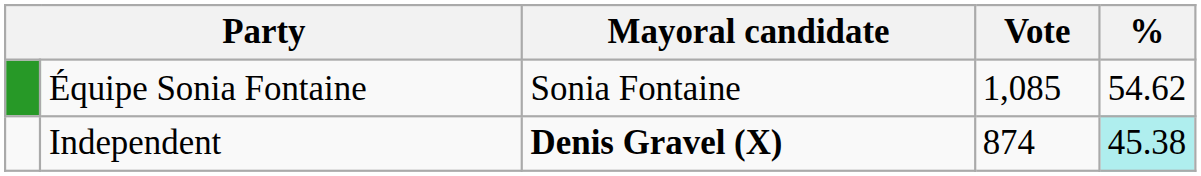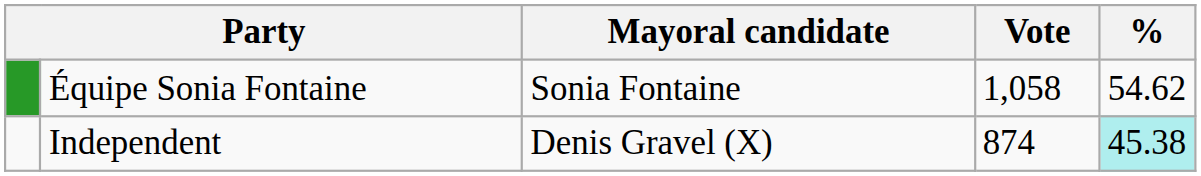(1022, 87) 1,085 -> (1022, 87) 1,058
(657, 142) bold -> (652, 142) normal
